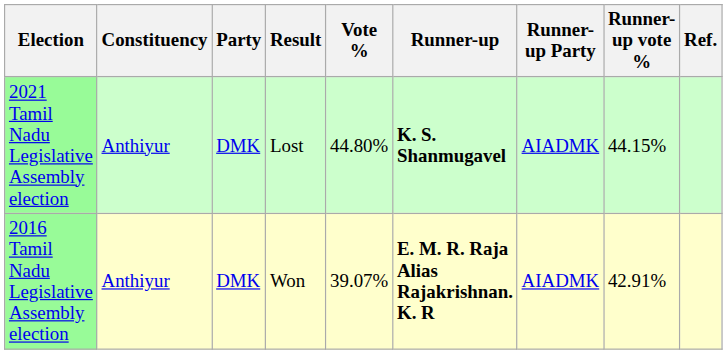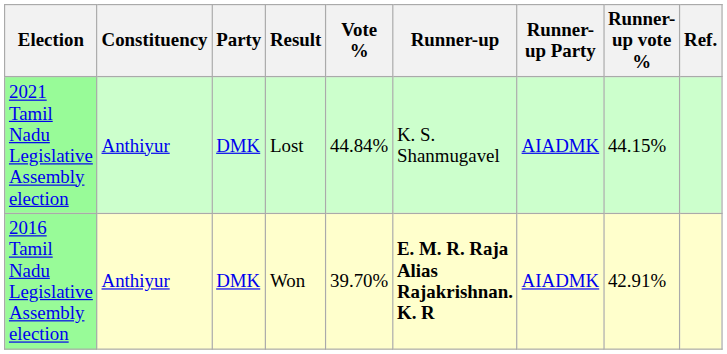(359, 144) 44.80% -> (359, 144) 44.84%
(452, 144) bold -> (448, 144) normal
(359, 281) 39.07% -> (359, 281) 39.70%
